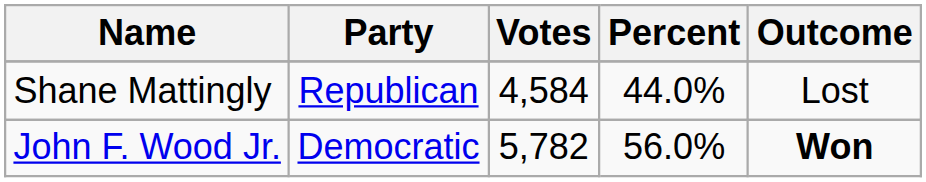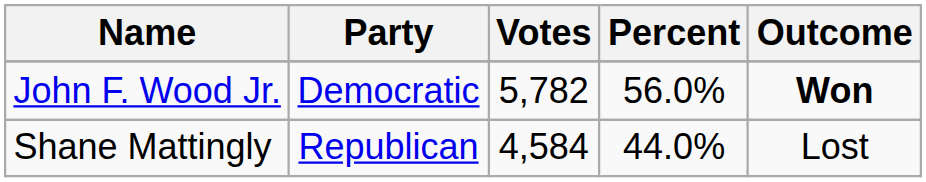rows swapped: (147, 147) <-> (142, 90)
